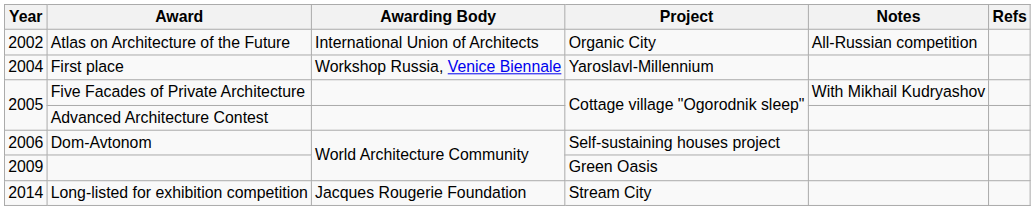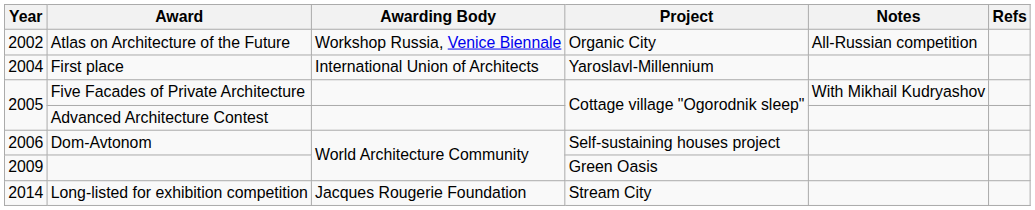(427, 42) International Union of Architects -> (438, 42) Workshop Russia, Venice Biennale
(438, 67) Workshop Russia, Venice Biennale -> (427, 67) International Union of Architects
